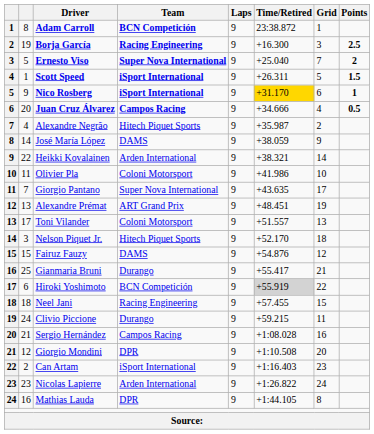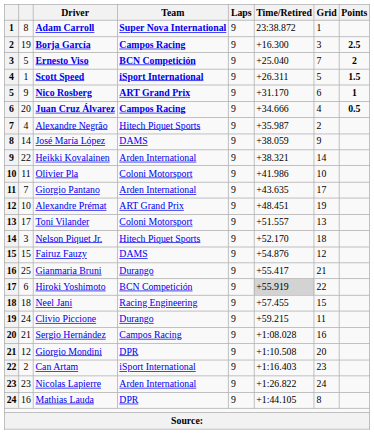(158, 28) BCN Competición -> (173, 28) Super Nova International
(161, 44) Racing Engineering -> (152, 44) Campos Racing
(173, 60) Super Nova International -> (158, 60) BCN Competición
(161, 92) iSport International -> (155, 92) ART Grand Prix
(272, 92) gold background -> (272, 92) no background
(169, 189) Super Nova International -> (158, 189) Arden International
(26, 206) 13 -> (26, 206) 10
